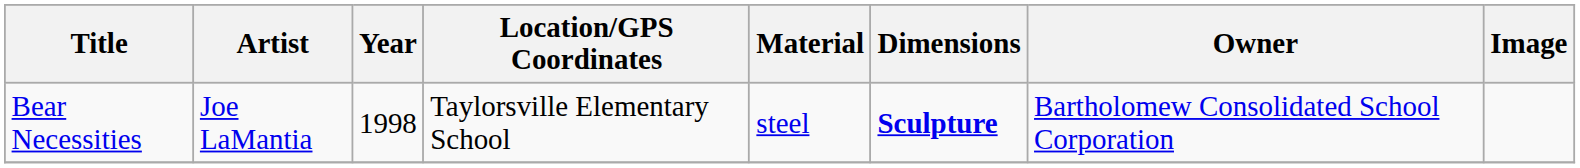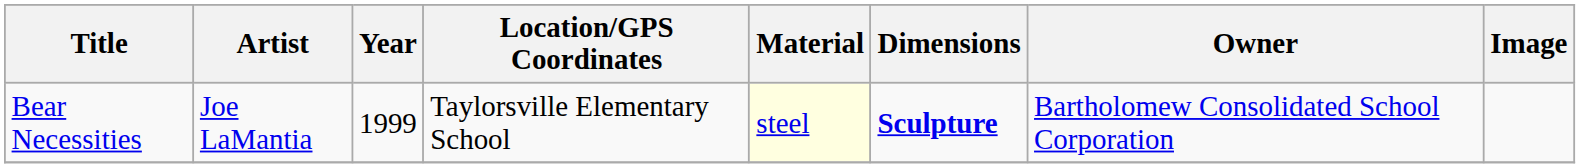(388, 122) 1998 -> (388, 122) 1999
(783, 122) no background -> (783, 122) lightyellow background
